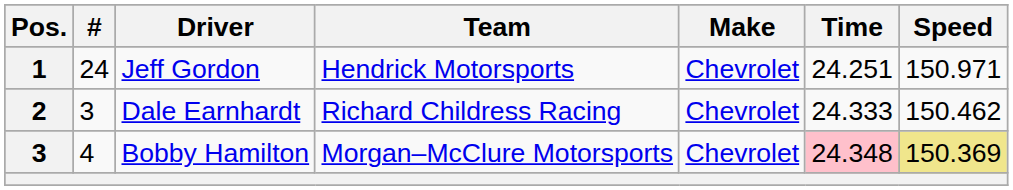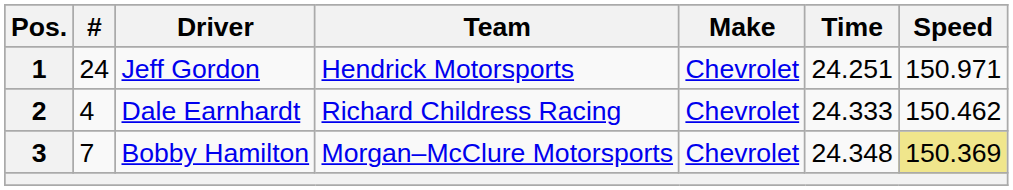(87, 110) 3 -> (87, 110) 4
(87, 152) 4 -> (87, 152) 7
(852, 152) pink background -> (852, 152) no background
